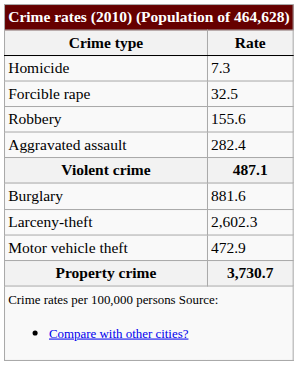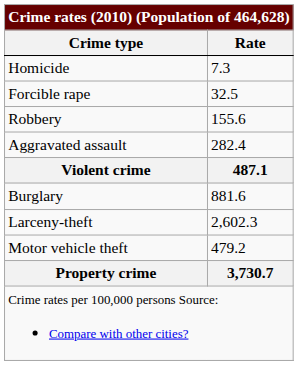(228, 247) 472.9 -> (228, 247) 479.2
